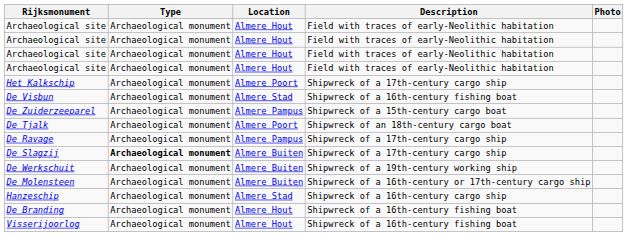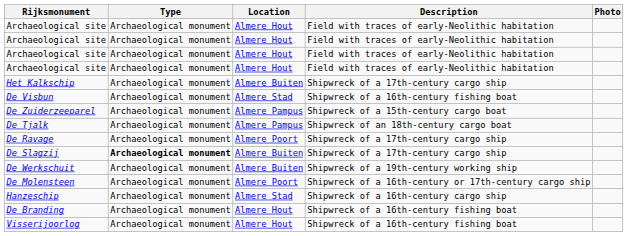(266, 82) Almere Poort -> (269, 82) Almere Buiten
(266, 125) Almere Poort -> (269, 125) Almere Pampus
(269, 139) Almere Pampus -> (266, 139) Almere Poort
(269, 182) Almere Buiten -> (266, 182) Almere Poort
